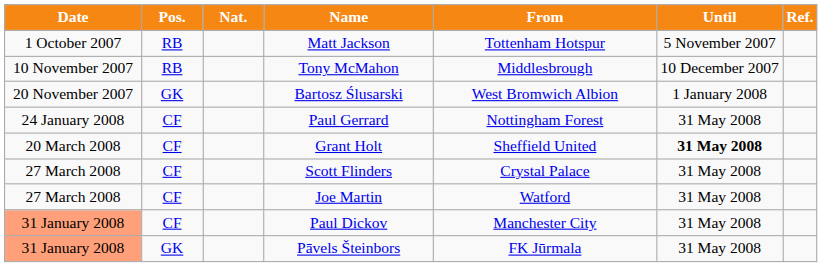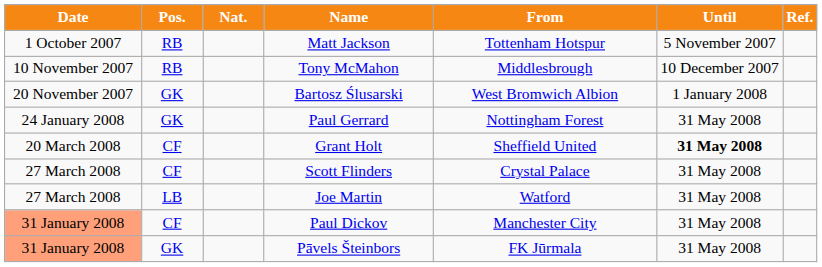(172, 120) CF -> (172, 120) GK
(172, 197) CF -> (172, 197) LB
